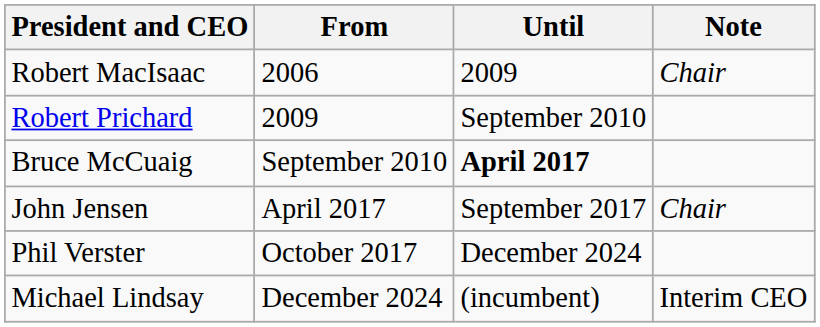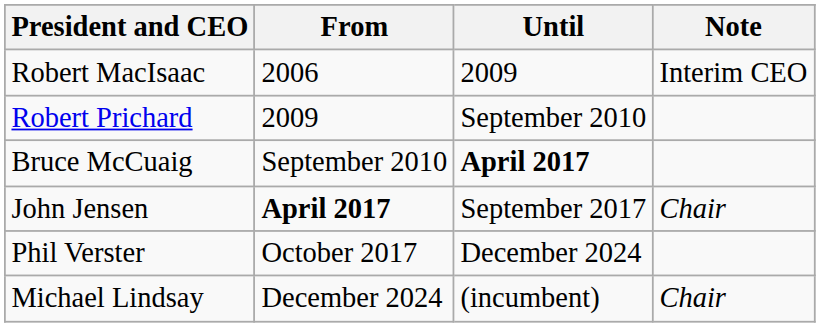(693, 72) Chair -> (733, 72) Interim CEO
(324, 207) normal -> (326, 207) bold
(733, 298) Interim CEO -> (693, 298) Chair
